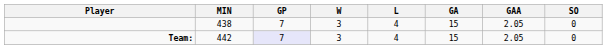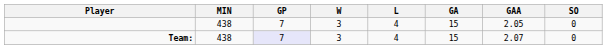(224, 38) 442 -> (224, 38) 438
(514, 38) 2.05 -> (514, 38) 2.07
